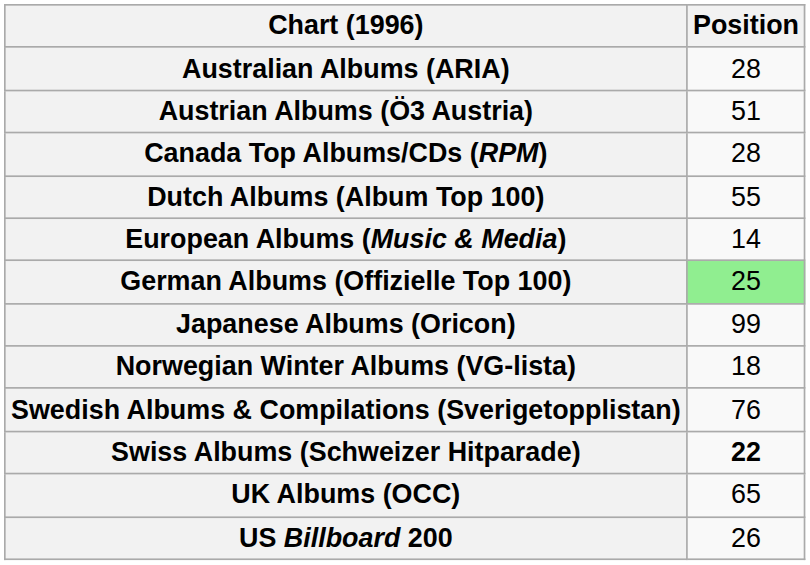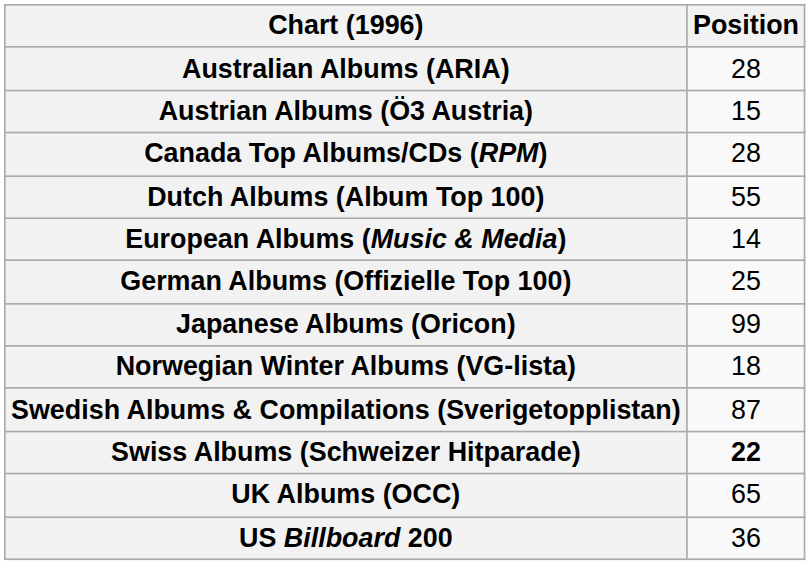(746, 111) 51 -> (746, 111) 15
(746, 281) lightgreen background -> (746, 281) no background
(746, 409) 76 -> (746, 409) 87
(746, 537) 26 -> (746, 537) 36
